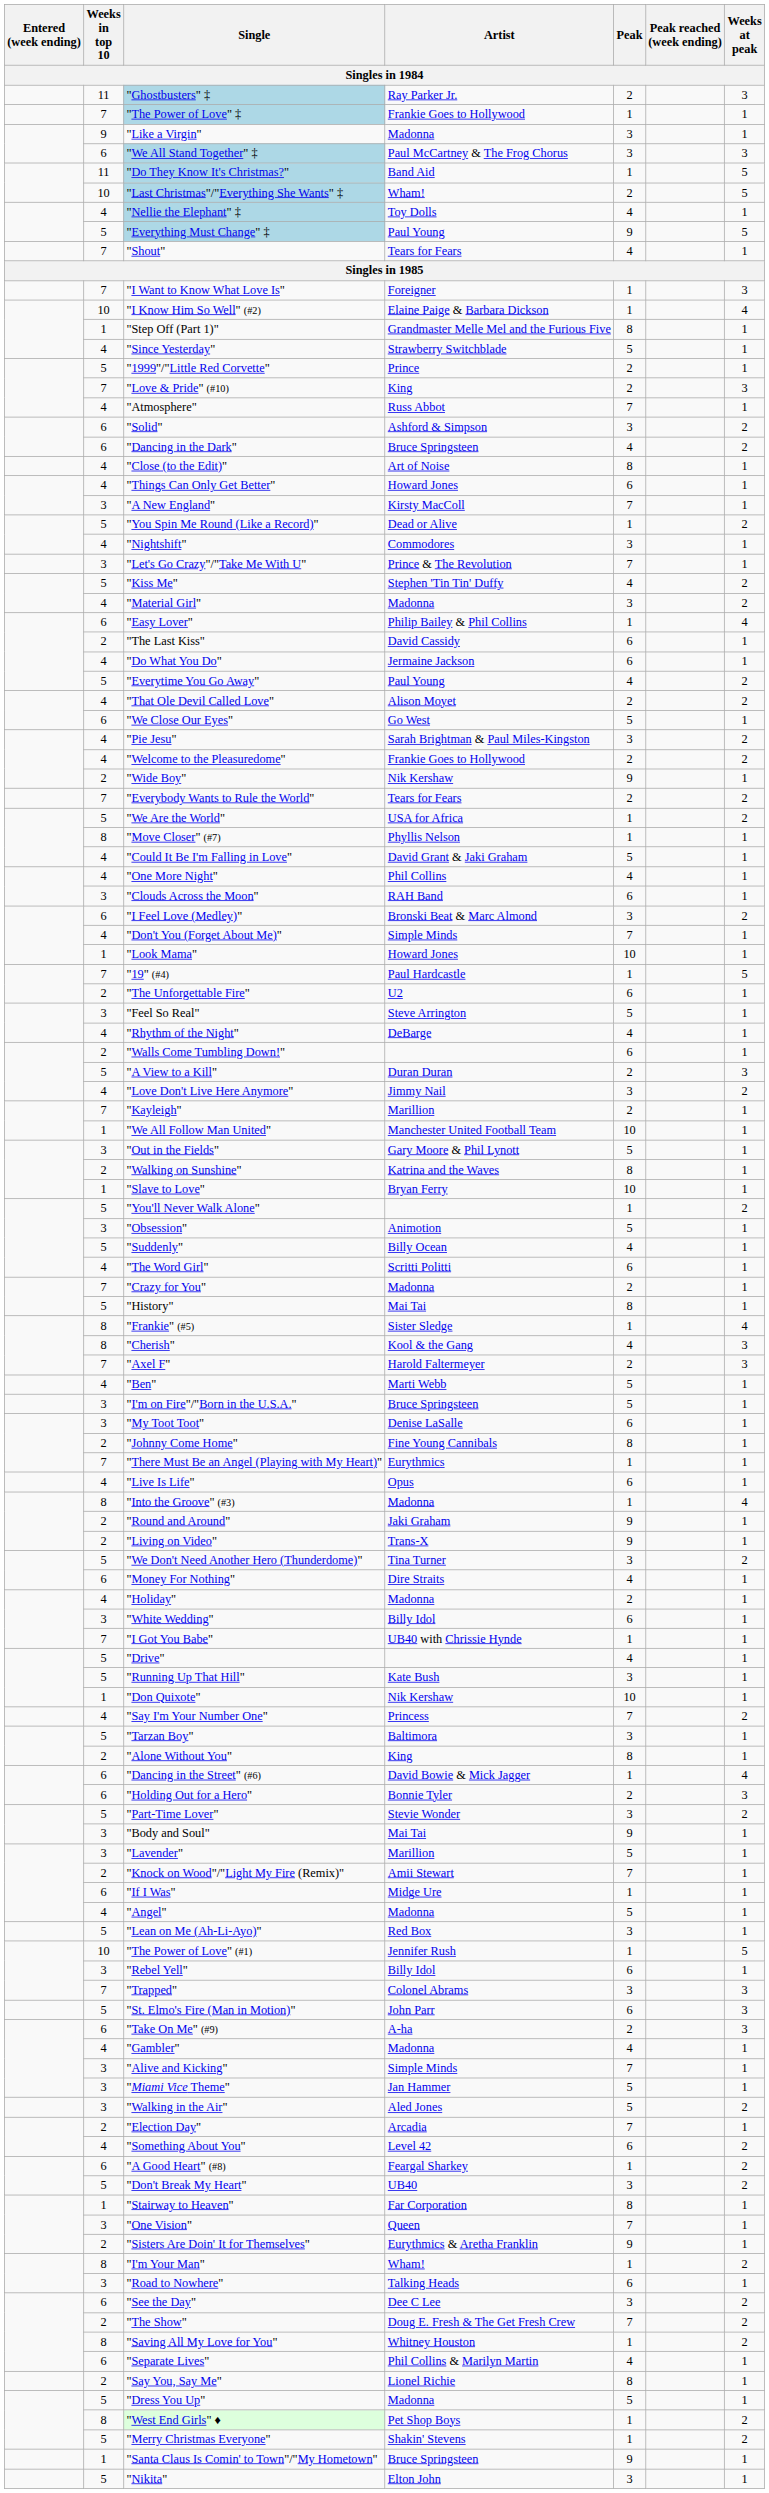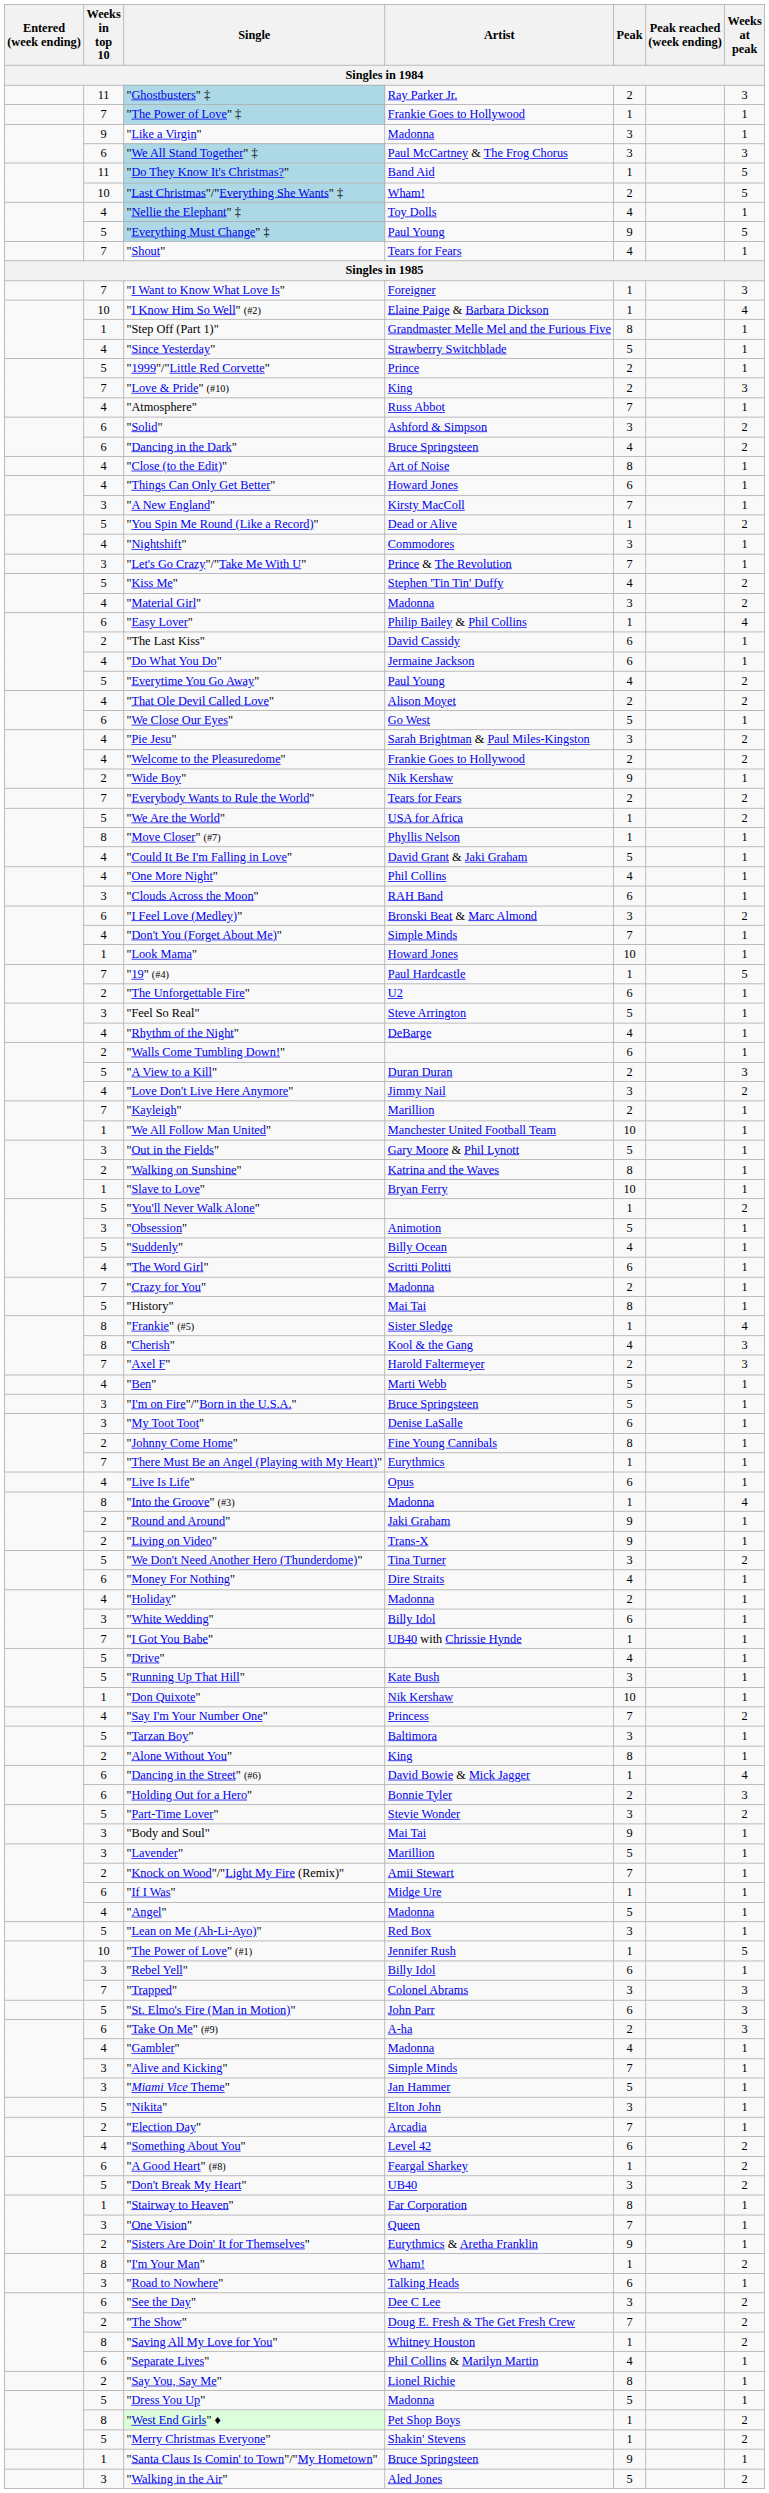rows swapped: (147, 2478) <-> (177, 2107)
